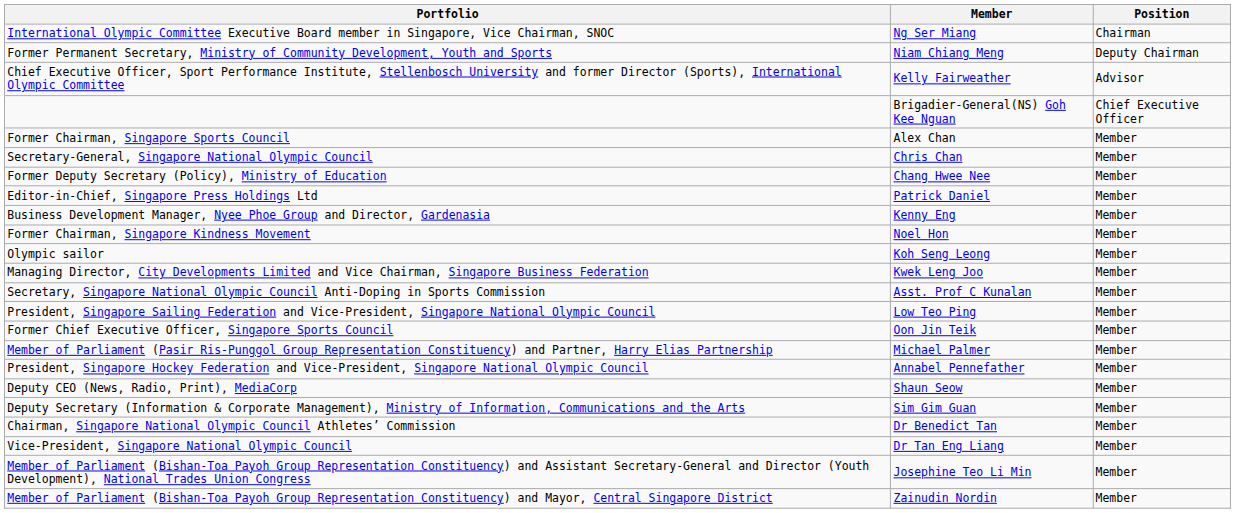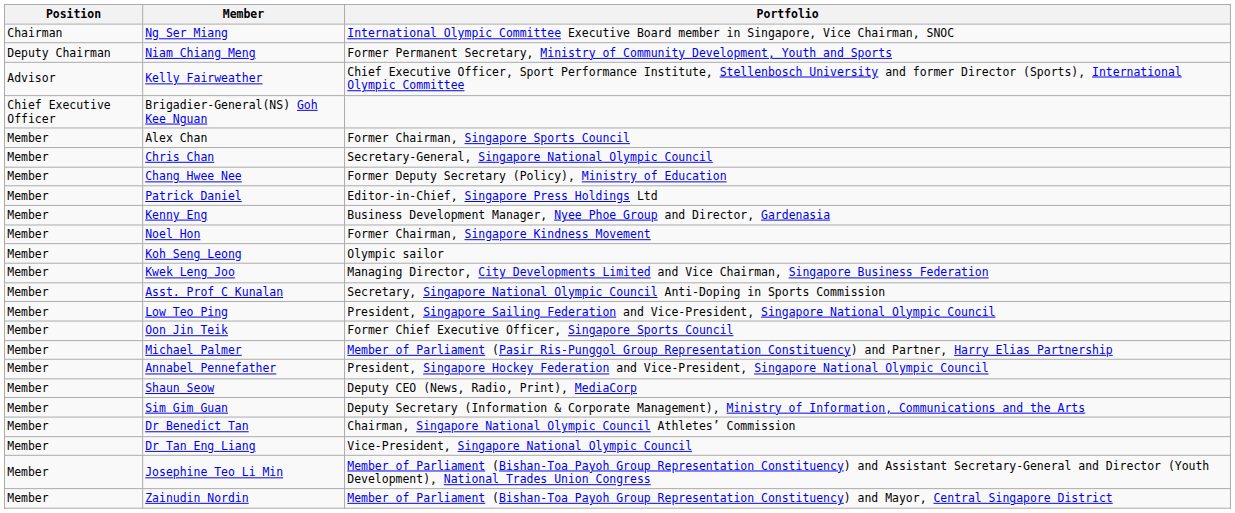columns swapped: (1162, 14) <-> (448, 14)
